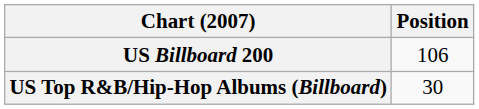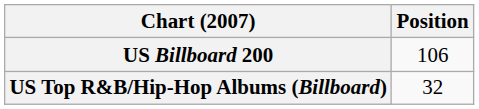(433, 87) 30 -> (433, 87) 32
